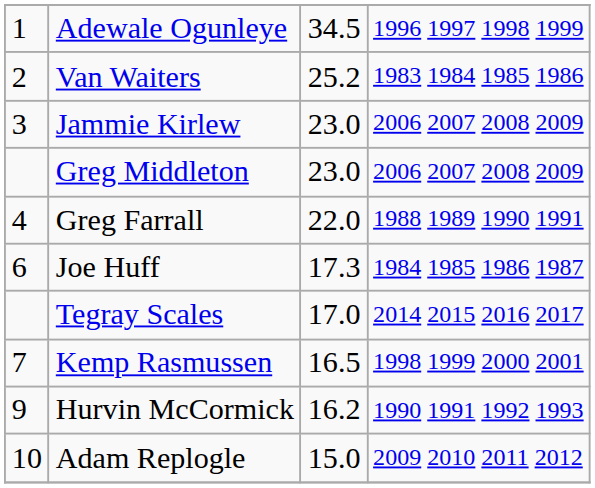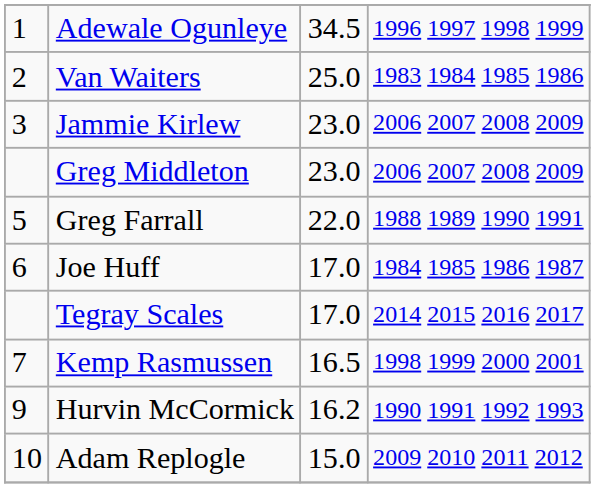(334, 76) 25.2 -> (334, 76) 25.0
(19, 219) 4 -> (19, 219) 5
(334, 266) 17.3 -> (334, 266) 17.0
